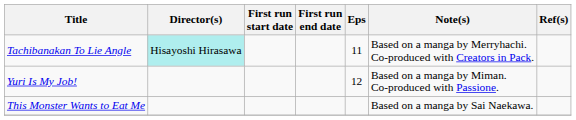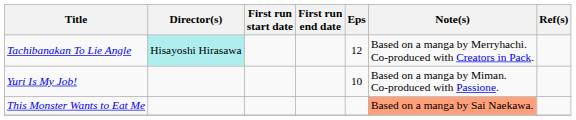(357, 50) 11 -> (357, 50) 12
(357, 81) 12 -> (357, 81) 10
(452, 105) no background -> (452, 105) lightsalmon background
